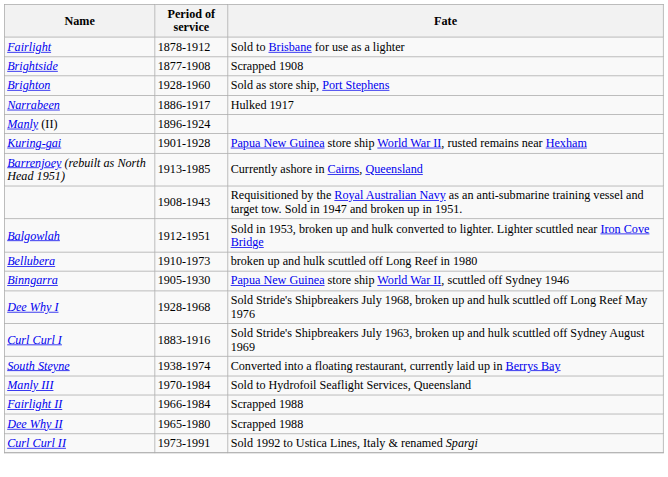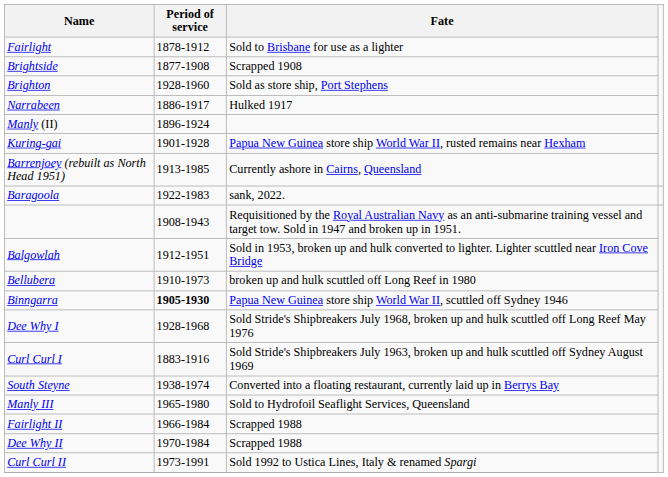+ row: (33, 195)
(184, 280) normal -> (183, 300) bold
(184, 385) 1970-1984 -> (183, 404) 1965-1980
(184, 424) 1965-1980 -> (183, 443) 1970-1984
